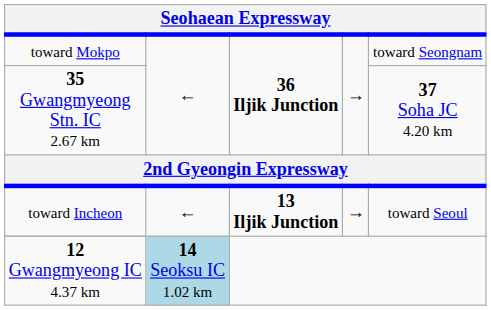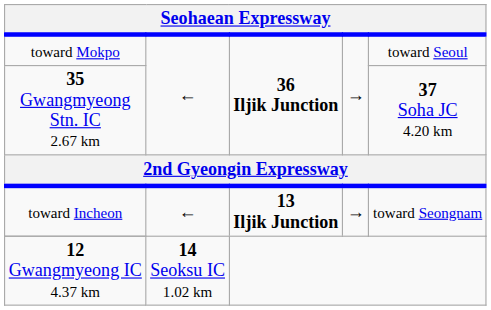(428, 52) toward Seongnam -> (428, 52) toward Seoul
(428, 212) toward Seoul -> (428, 212) toward Seongnam
(188, 270) lightblue background -> (188, 270) no background
